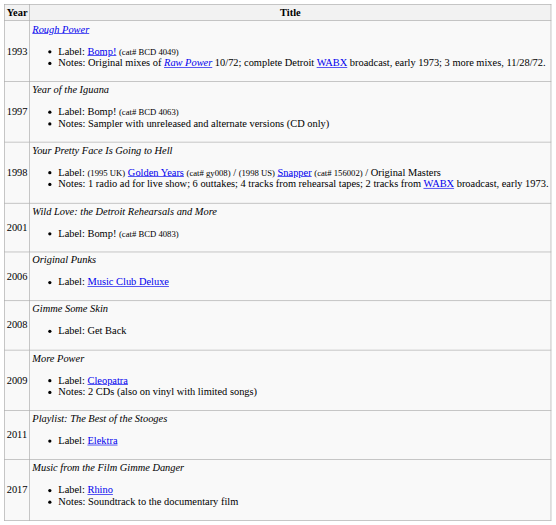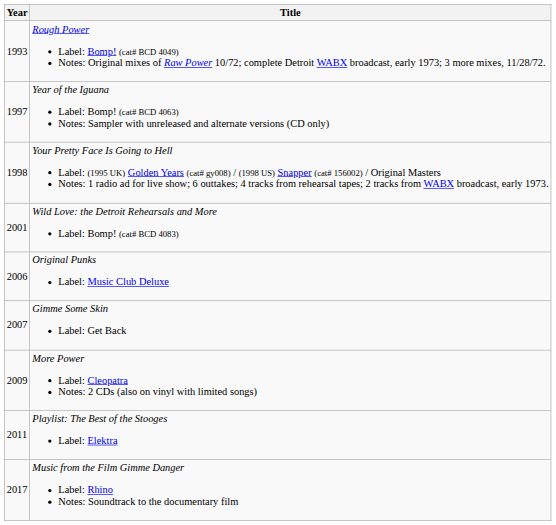(17, 325) 2008 -> (17, 325) 2007
